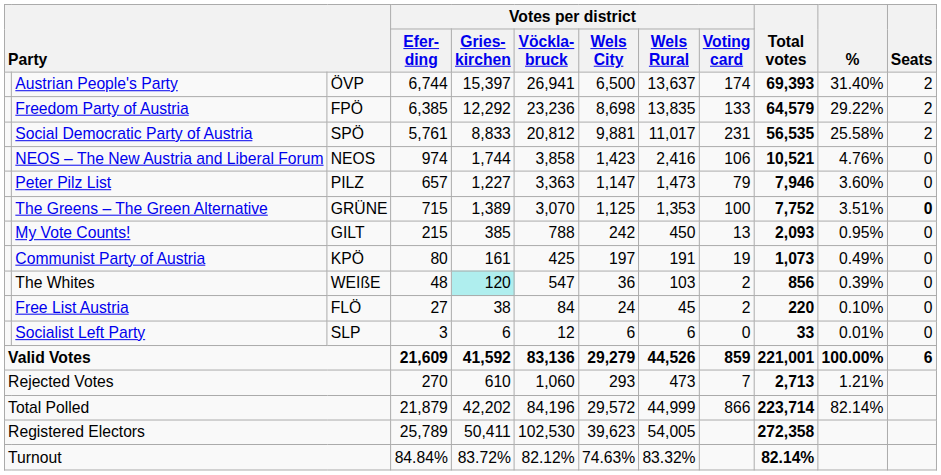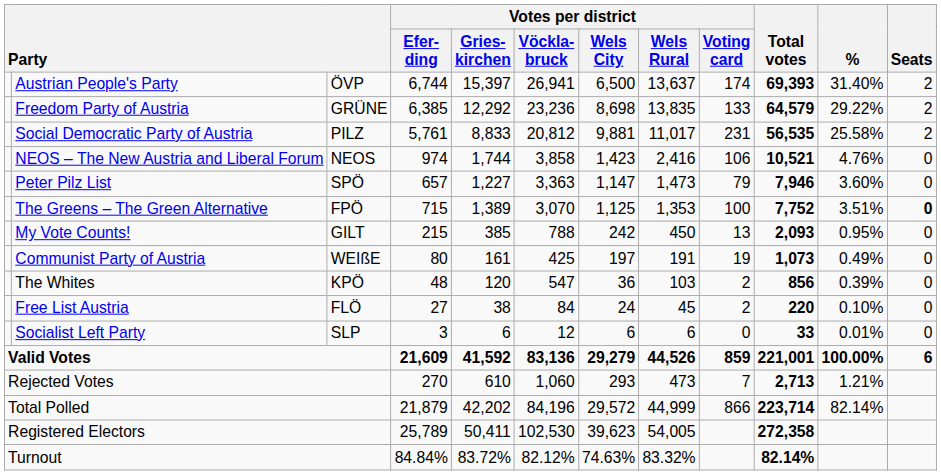(347, 109) FPÖ -> (359, 109) GRÜNE
(347, 134) SPÖ -> (347, 134) PILZ
(347, 183) PILZ -> (347, 183) SPÖ
(359, 208) GRÜNE -> (347, 208) FPÖ
(347, 258) KPÖ -> (356, 258) WEIßE
(356, 283) WEIßE -> (347, 283) KPÖ
(498, 283) paleturquoise background -> (498, 283) no background
